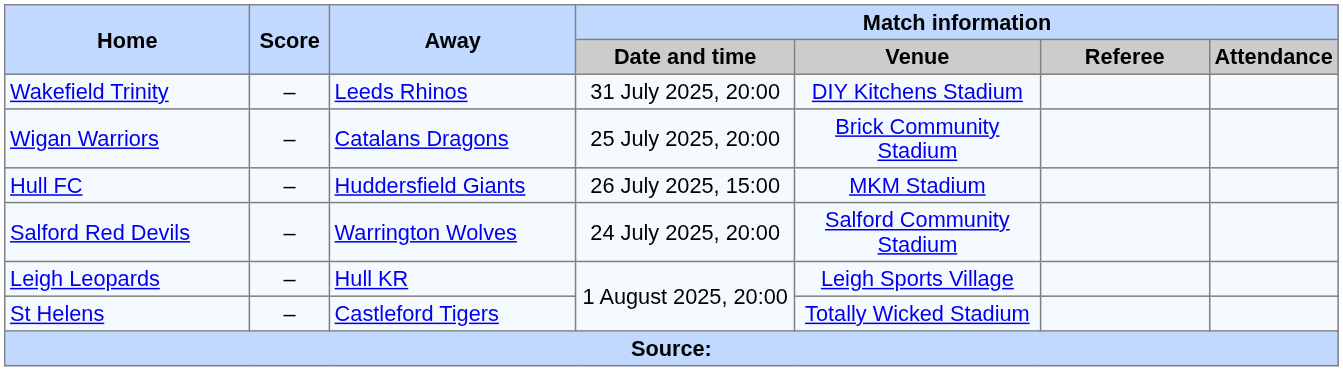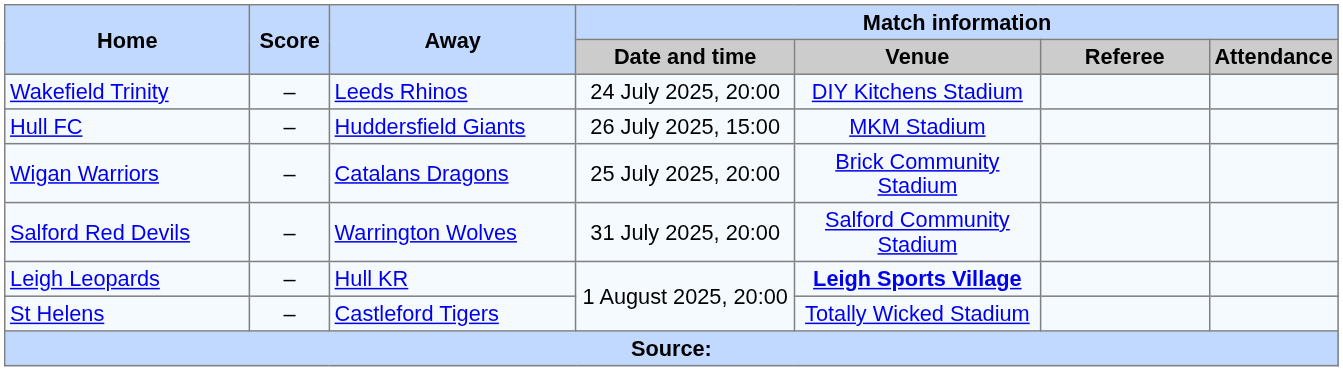(685, 92) 31 July 2025, 20:00 -> (685, 92) 24 July 2025, 20:00
rows swapped: (85, 138) <-> (46, 185)
(685, 232) 24 July 2025, 20:00 -> (685, 232) 31 July 2025, 20:00
(917, 279) normal -> (917, 279) bold
